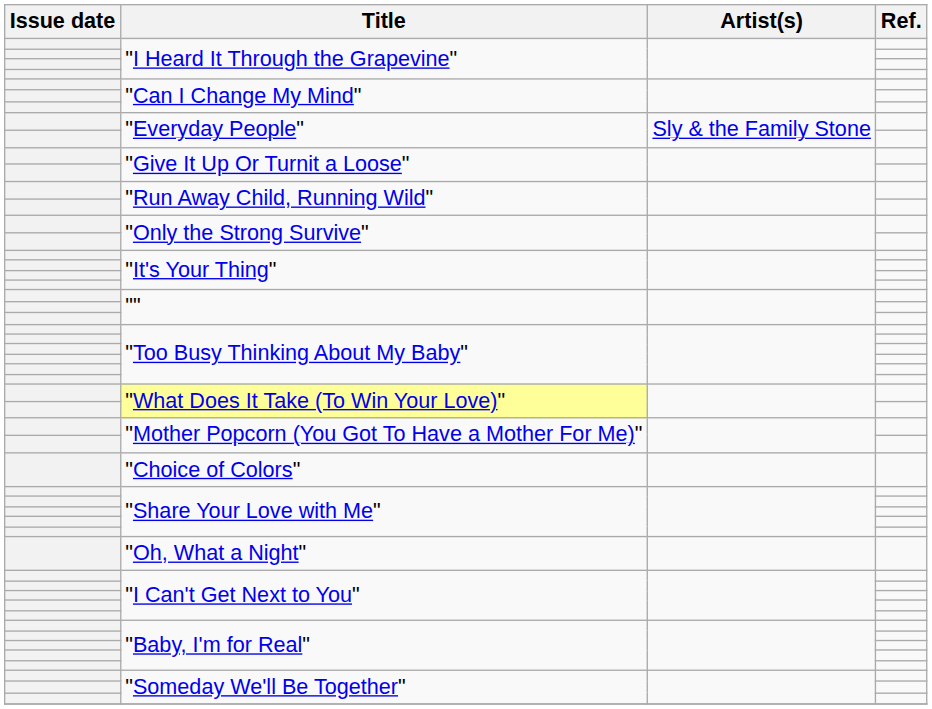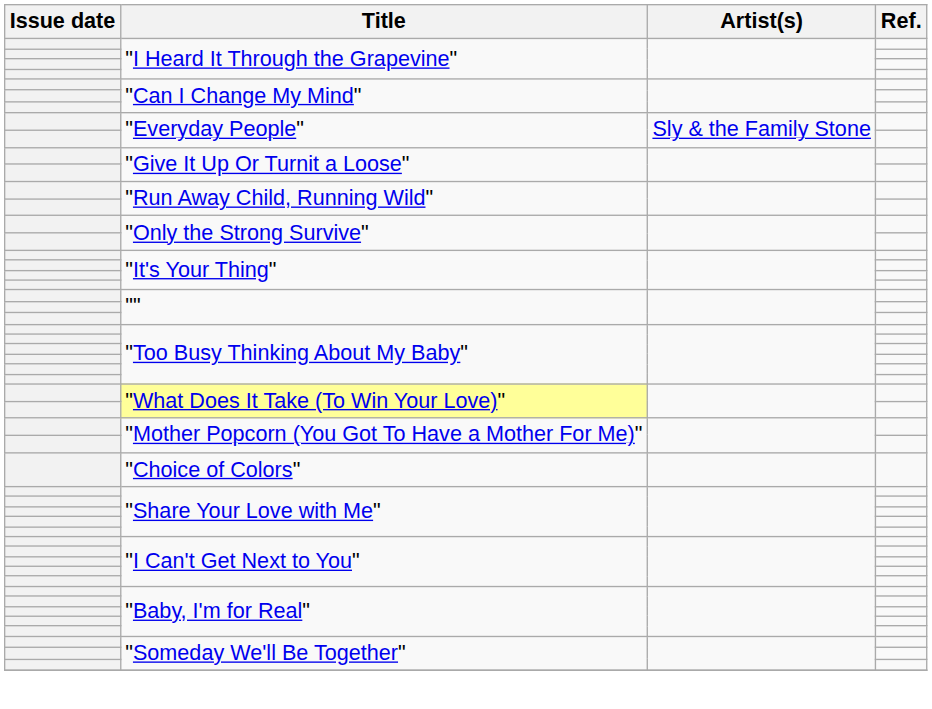- row: (216, 553)
